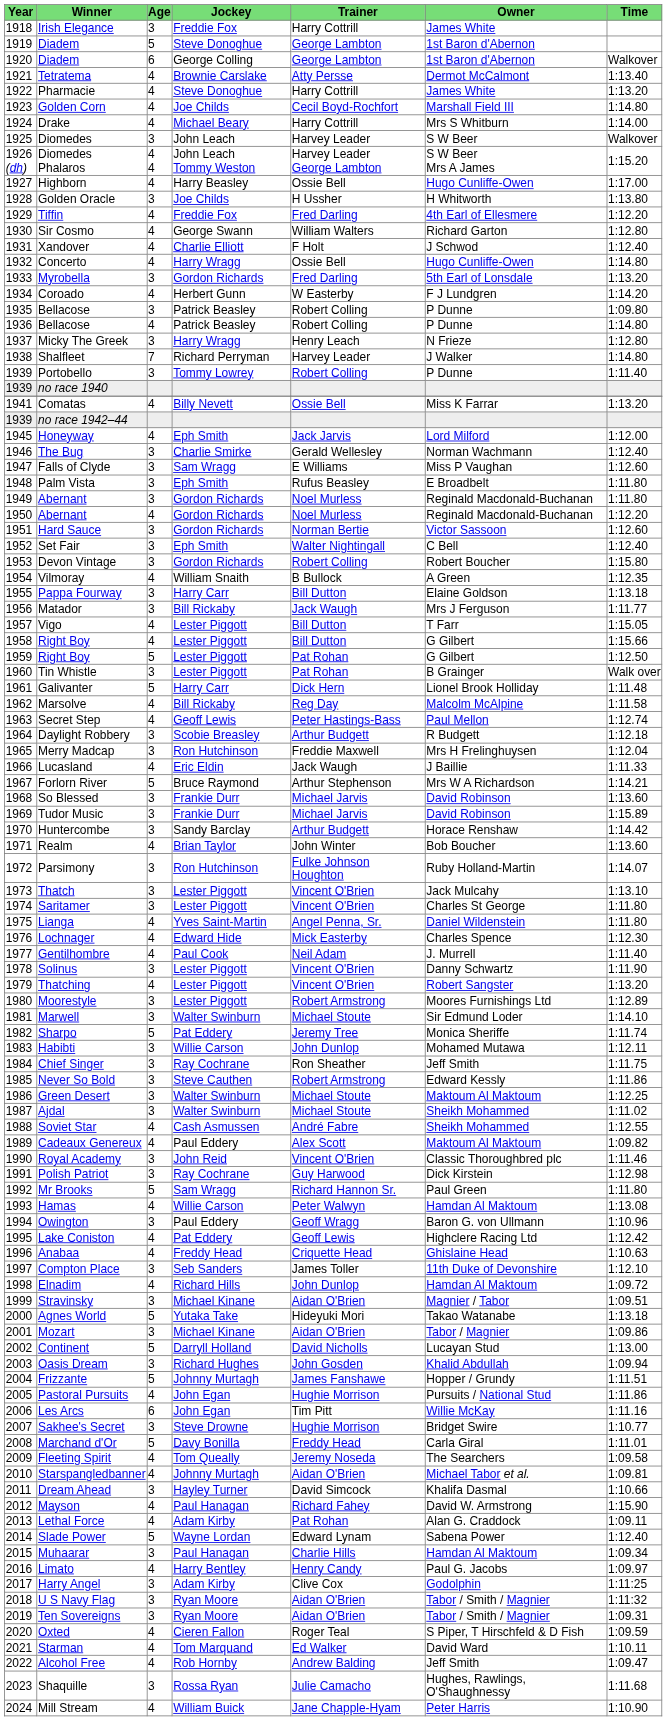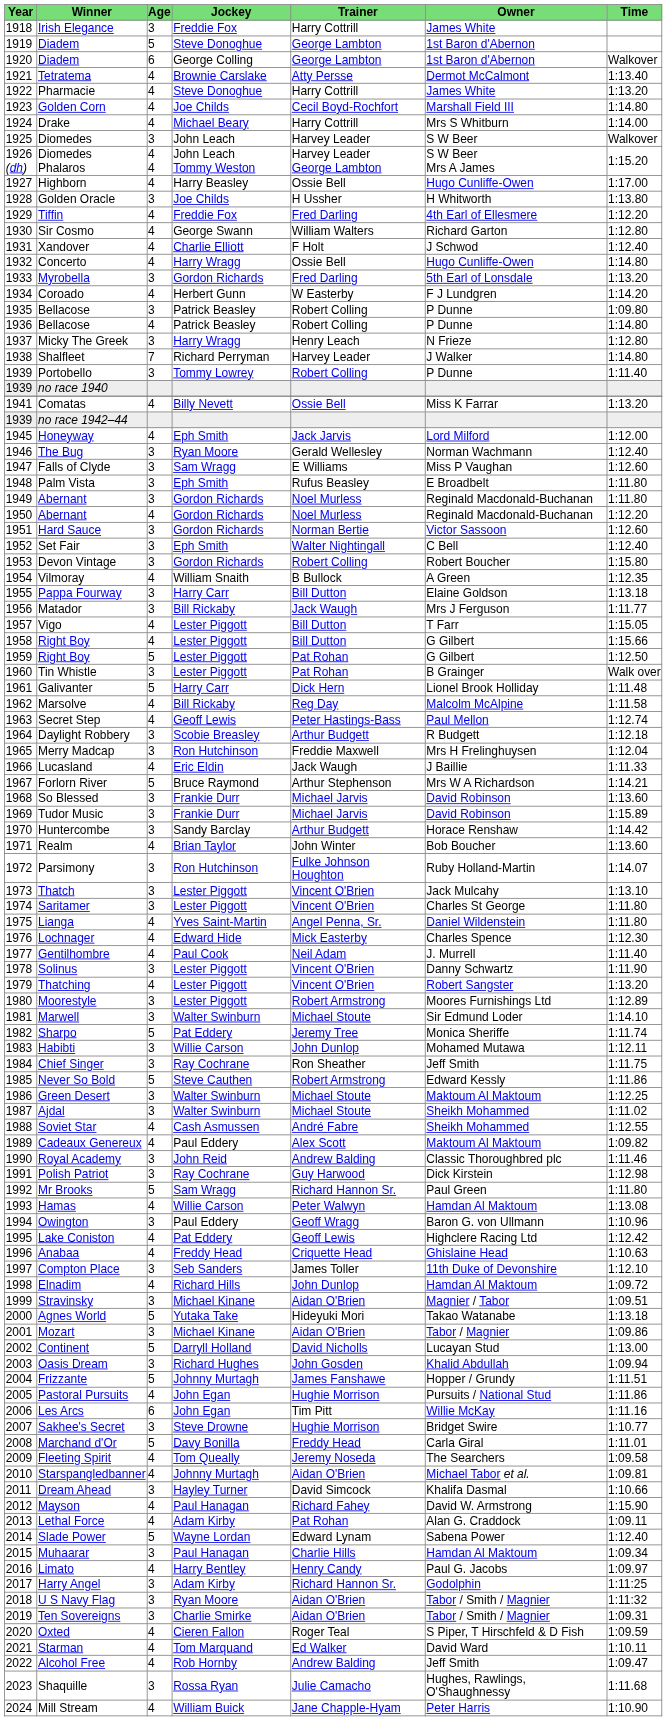(212, 451) Charlie Smirke -> (206, 451) Ryan Moore
(151, 1080) 3 -> (151, 1080) 5
(333, 1159) Vincent O'Brien -> (334, 1159) Andrew Balding
(317, 1584) Clive Cox -> (344, 1584) Richard Hannon Sr.
(206, 1616) Ryan Moore -> (212, 1616) Charlie Smirke
